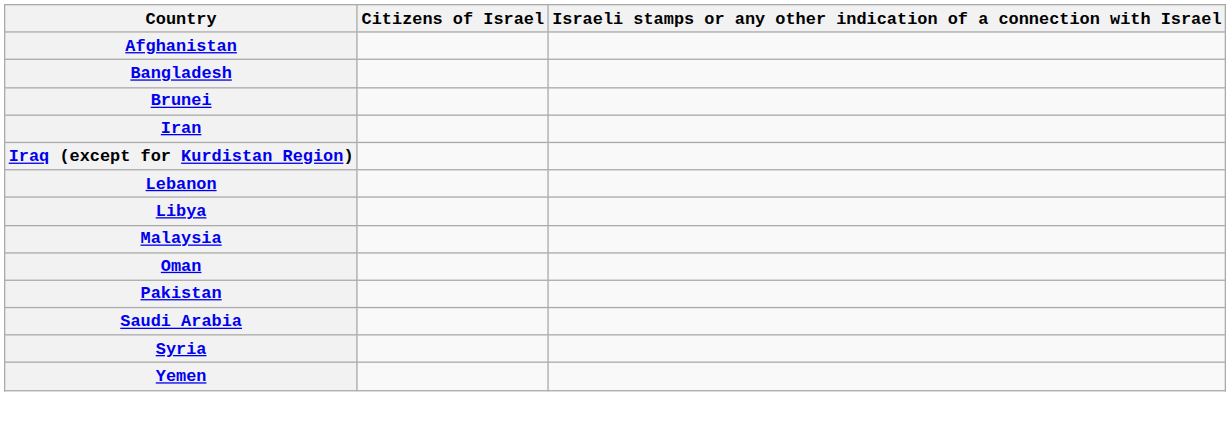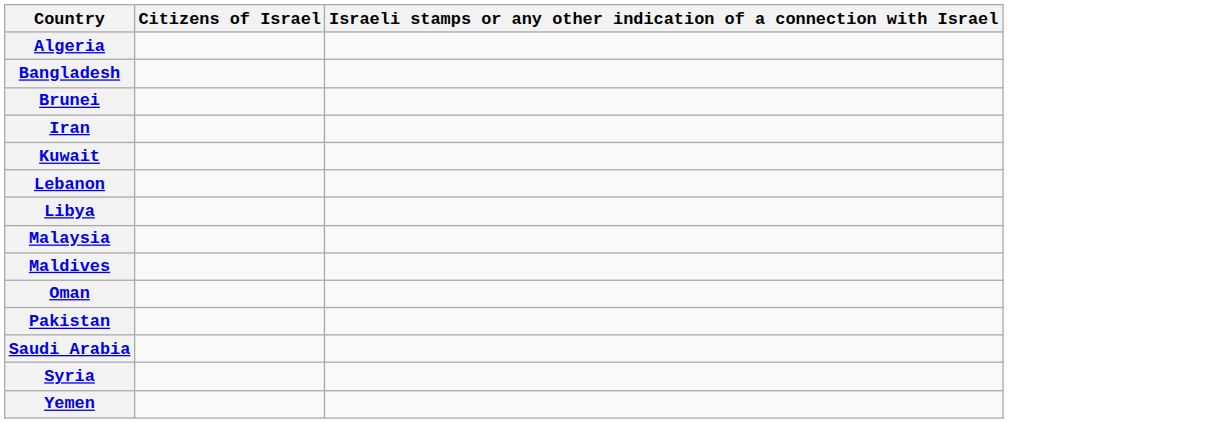- row: (181, 46)
+ row: (70, 46)
- row: (181, 156)
+ row: (70, 156)
+ row: (70, 266)
